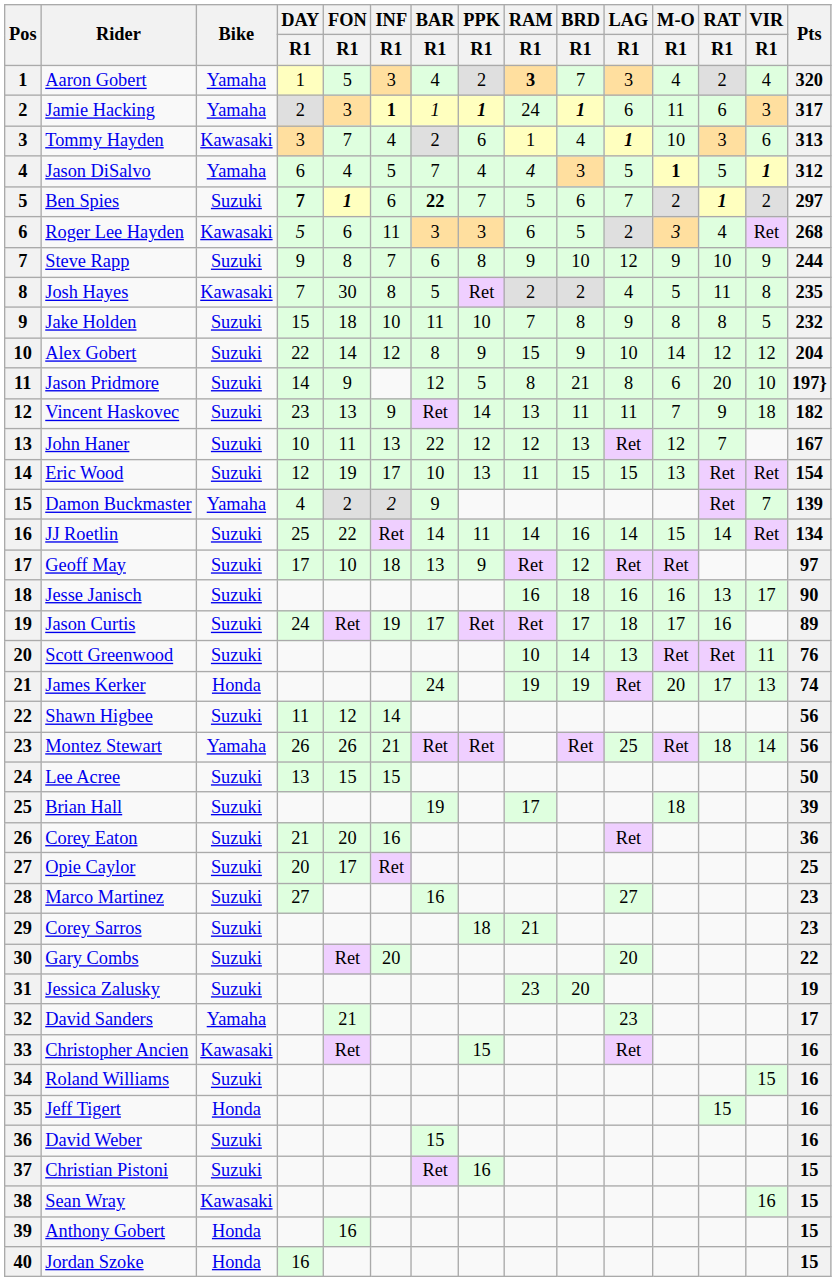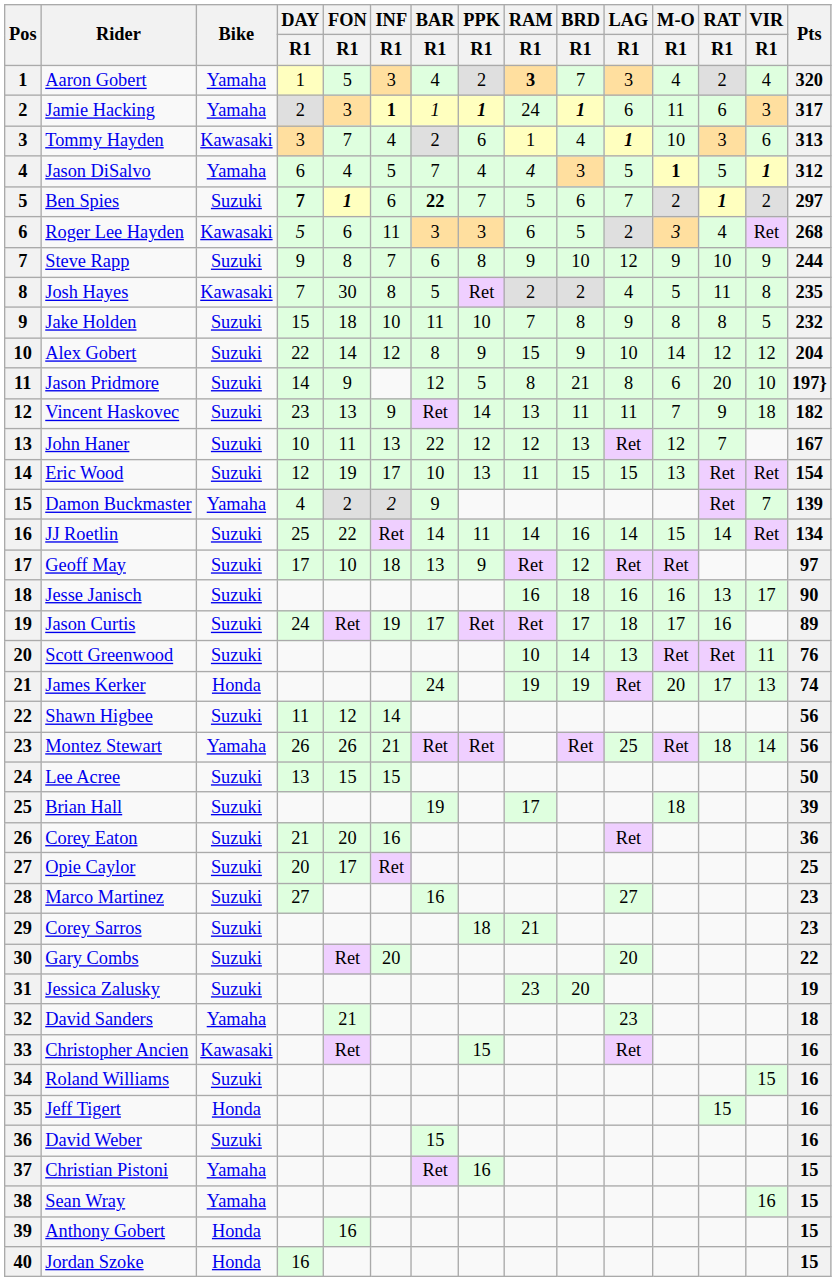(809, 1018) 17 -> (809, 1018) 18
(236, 1170) Suzuki -> (236, 1170) Yamaha
(236, 1200) Kawasaki -> (236, 1200) Yamaha
